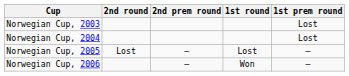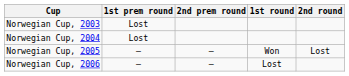columns swapped: (308, 11) <-> (126, 11)
(247, 51) Lost -> (272, 51) Won
(247, 64) Won -> (272, 64) Lost
